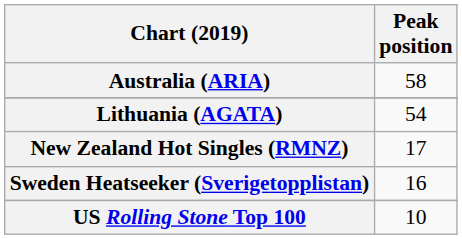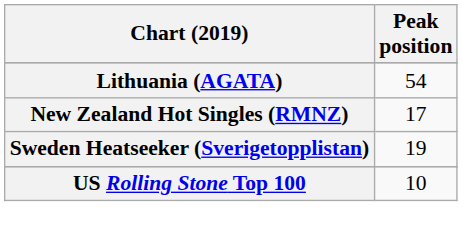- row: (189, 80)
(416, 182) 16 -> (416, 148) 19
